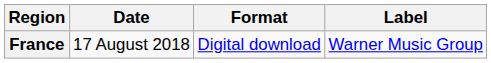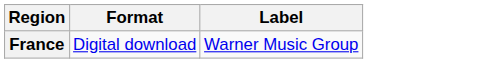- column: (131, 17)
